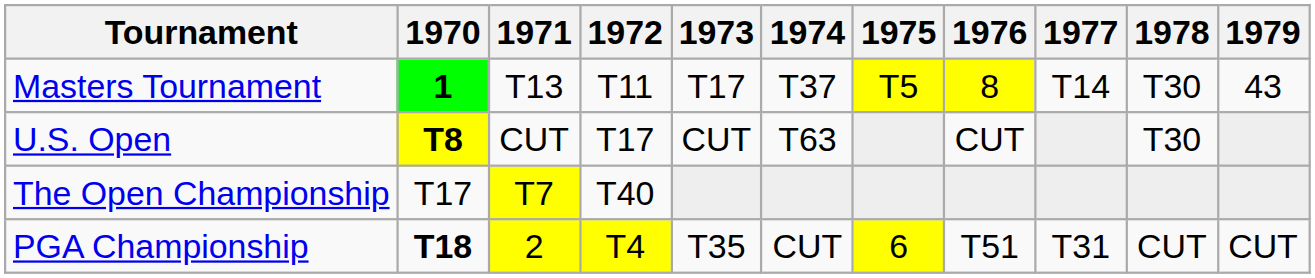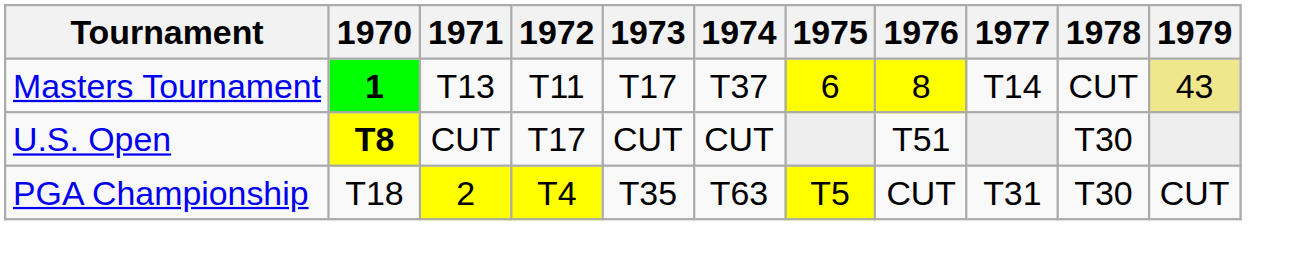(899, 86) T5 -> (830, 86) 6
(1172, 86) T30 -> (1103, 86) CUT
(1263, 86) no background -> (1195, 86) khaki background
(807, 139) T63 -> (739, 139) CUT
(990, 139) CUT -> (921, 139) T51
- row: (201, 193)
(443, 247) bold -> (375, 193) normal
(807, 247) CUT -> (739, 193) T63
(899, 247) 6 -> (830, 193) T5
(990, 247) T51 -> (921, 193) CUT
(1172, 247) CUT -> (1103, 193) T30
